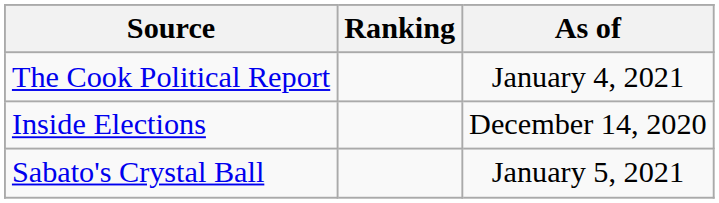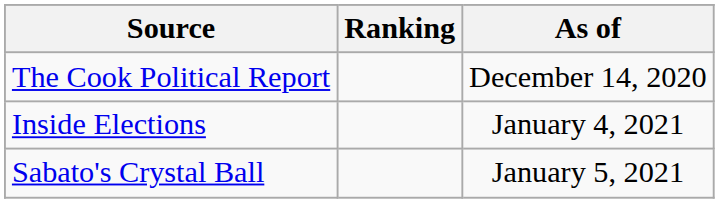(588, 76) January 4, 2021 -> (588, 76) December 14, 2020
(588, 124) December 14, 2020 -> (588, 124) January 4, 2021
